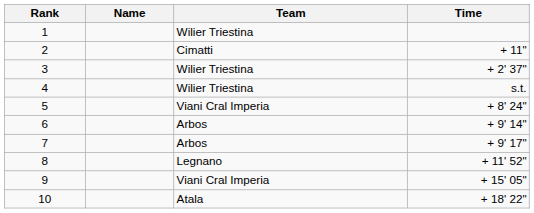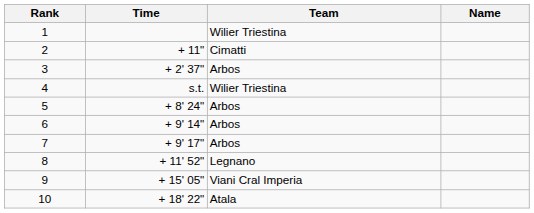columns swapped: (130, 13) <-> (468, 13)
(215, 69) Wilier Triestina -> (225, 69) Arbos
(223, 106) Viani Cral Imperia -> (225, 106) Arbos
